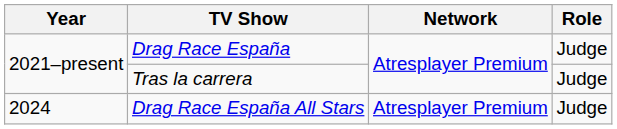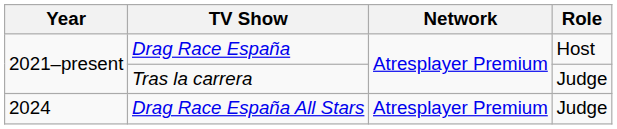(582, 49) Judge -> (576, 49) Host
